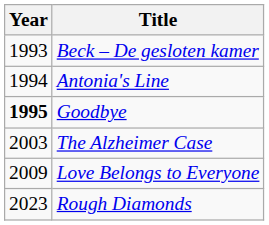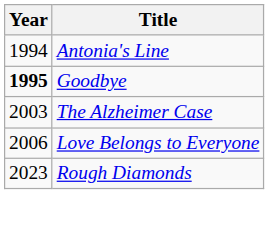- row: (158, 50)
(28, 173) 2009 -> (28, 142) 2006
